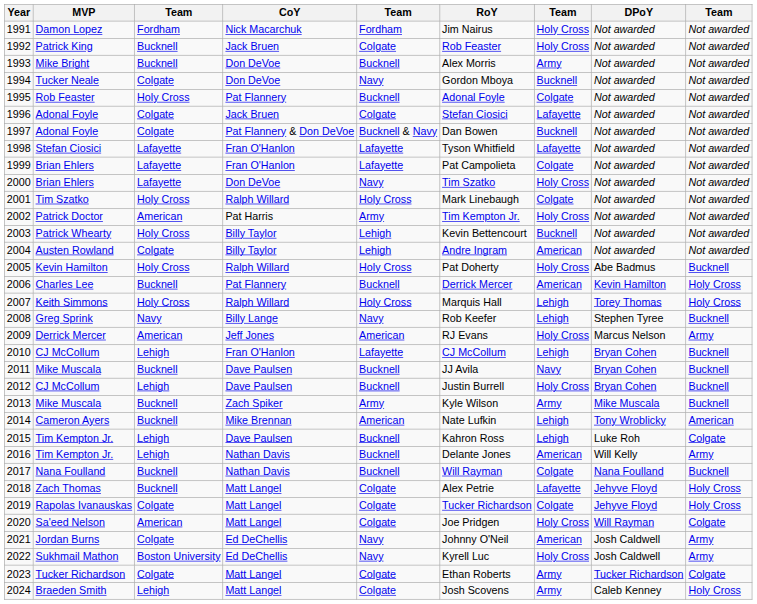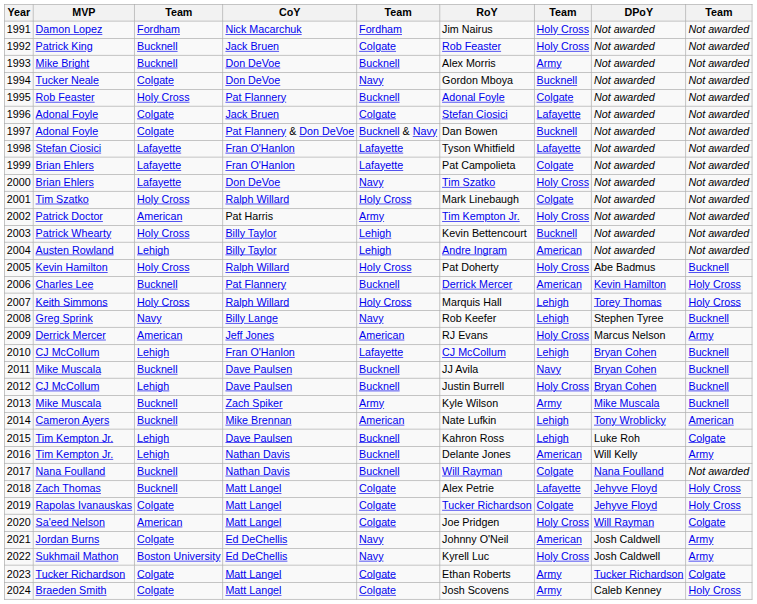(156, 251) Colgate -> (153, 251) Lehigh
(709, 472) Bucknell -> (719, 472) Not awarded
(153, 591) Lehigh -> (156, 591) Colgate
